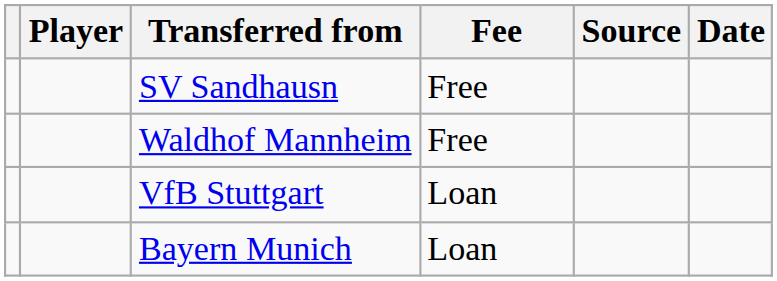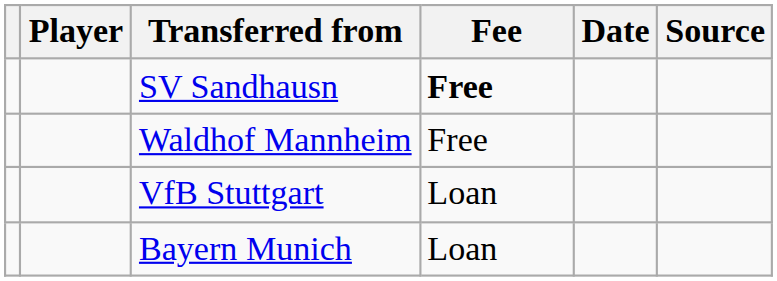columns swapped: (731, 31) <-> (631, 31)
(458, 85) normal -> (460, 85) bold
